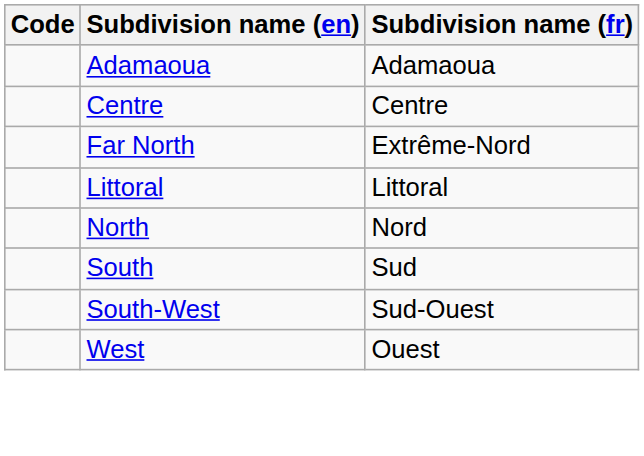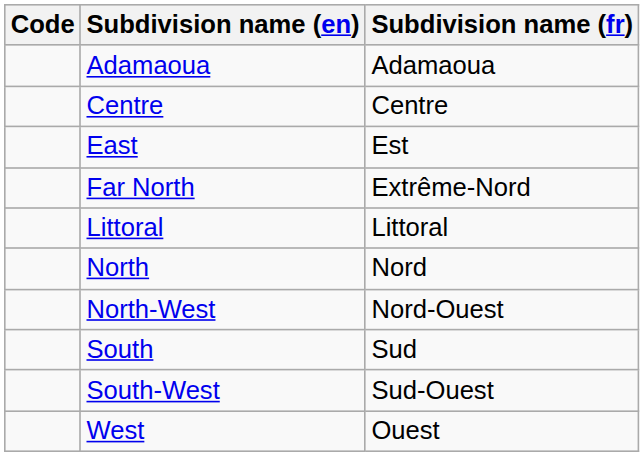+ row: (112, 146)
+ row: (151, 308)
